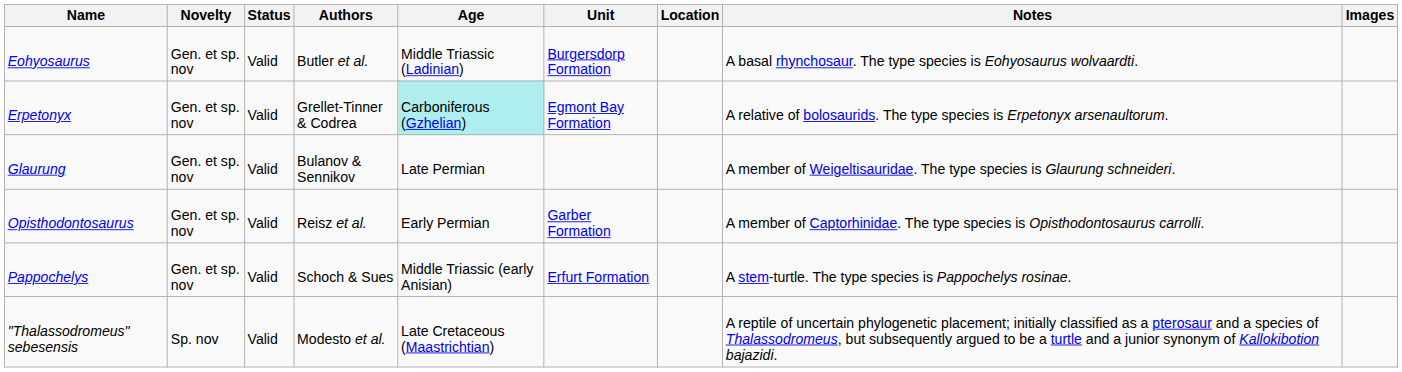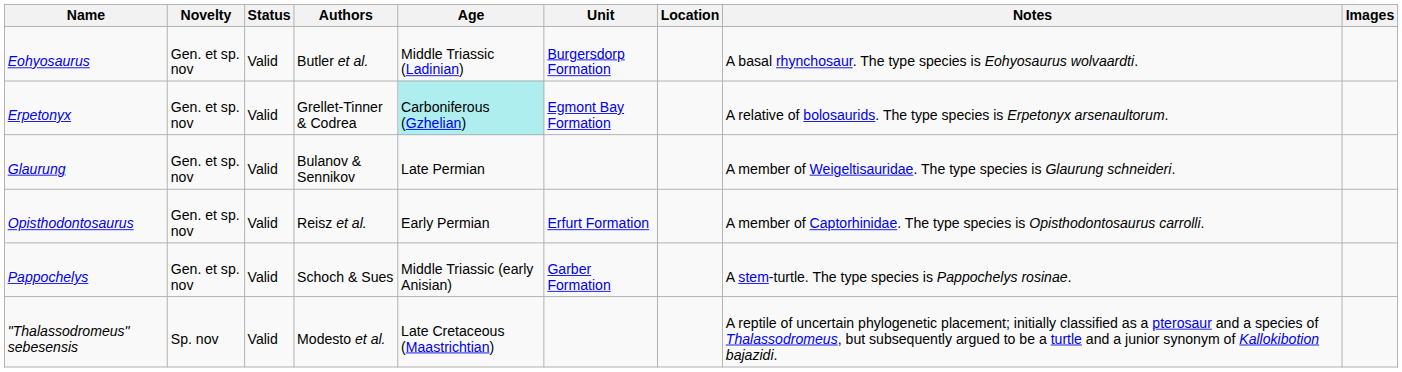(579, 223) Garber Formation -> (598, 223) Erfurt Formation
(598, 277) Erfurt Formation -> (579, 277) Garber Formation
